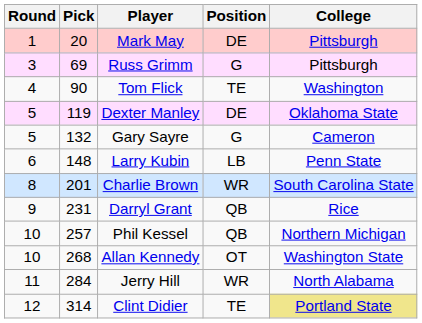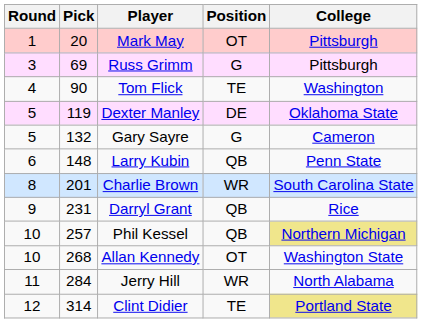(236, 40) DE -> (236, 40) OT
(236, 161) LB -> (236, 161) QB
(344, 233) no background -> (344, 233) khaki background
